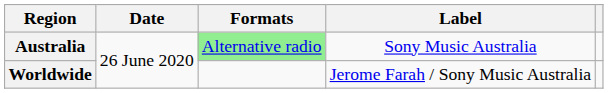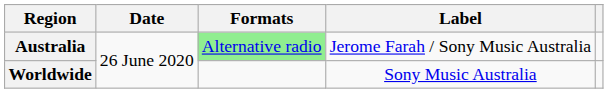(460, 46) Sony Music Australia -> (460, 46) Jerome Farah / Sony Music Australia
(460, 74) Jerome Farah / Sony Music Australia -> (460, 74) Sony Music Australia
